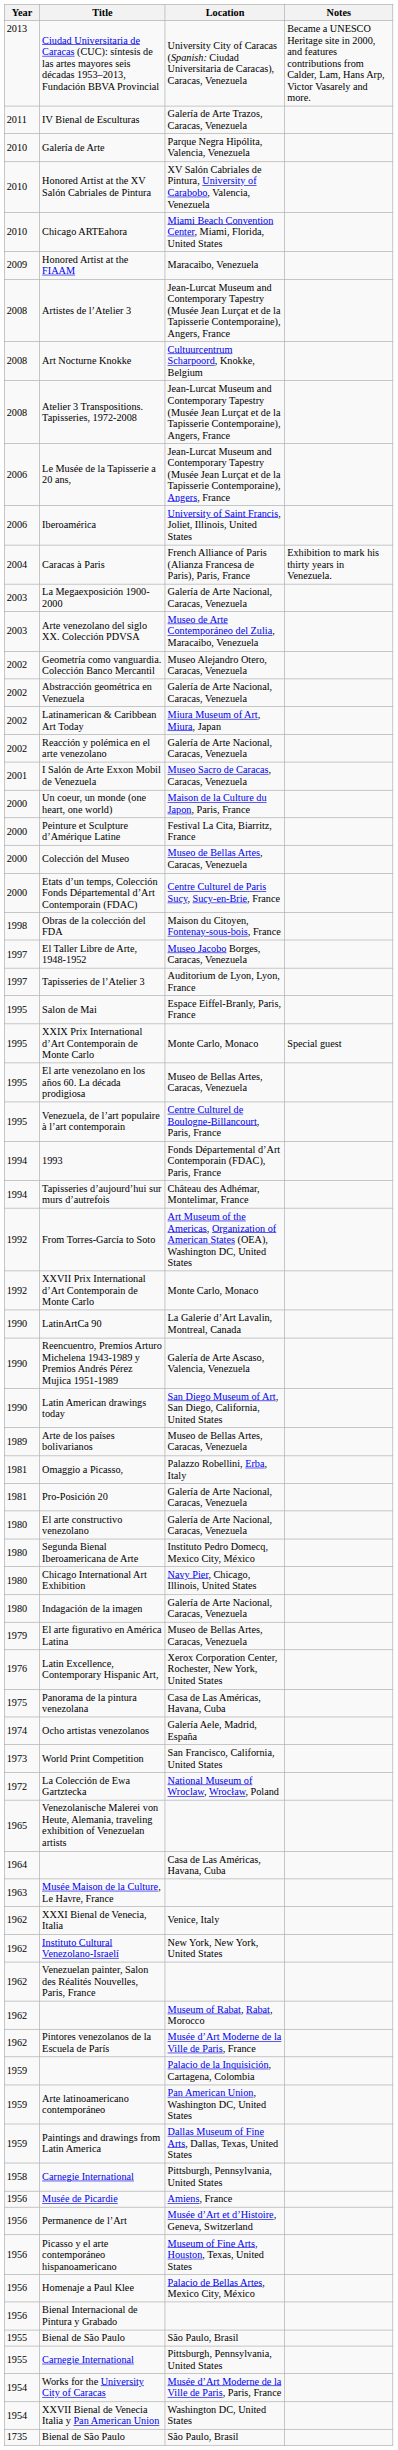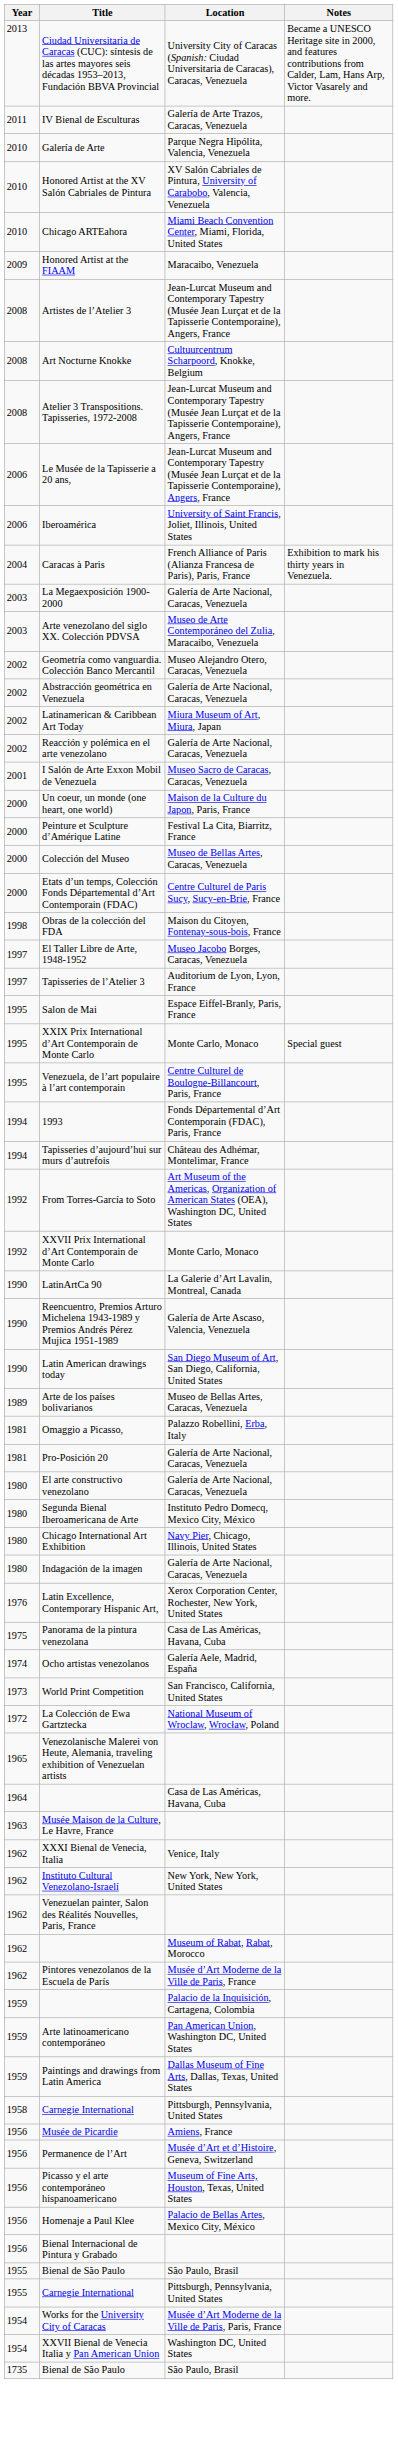- row: (17, 1082)
- row: (17, 1636)
